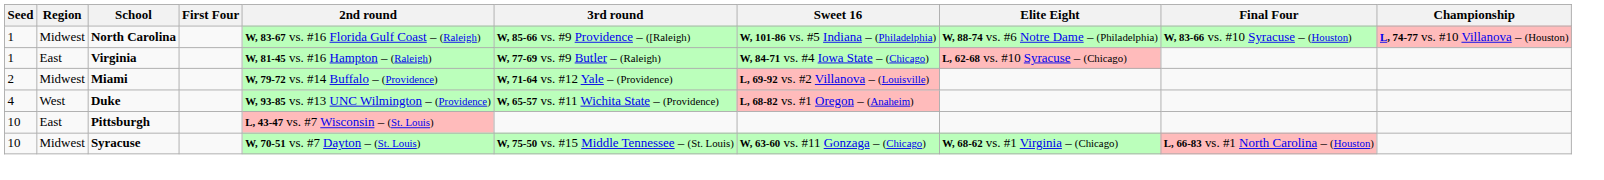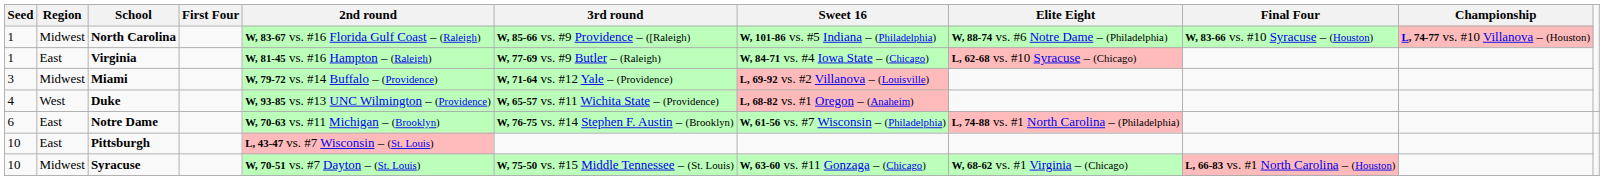(11, 79) 2 -> (11, 79) 3
+ row: (124, 122)
